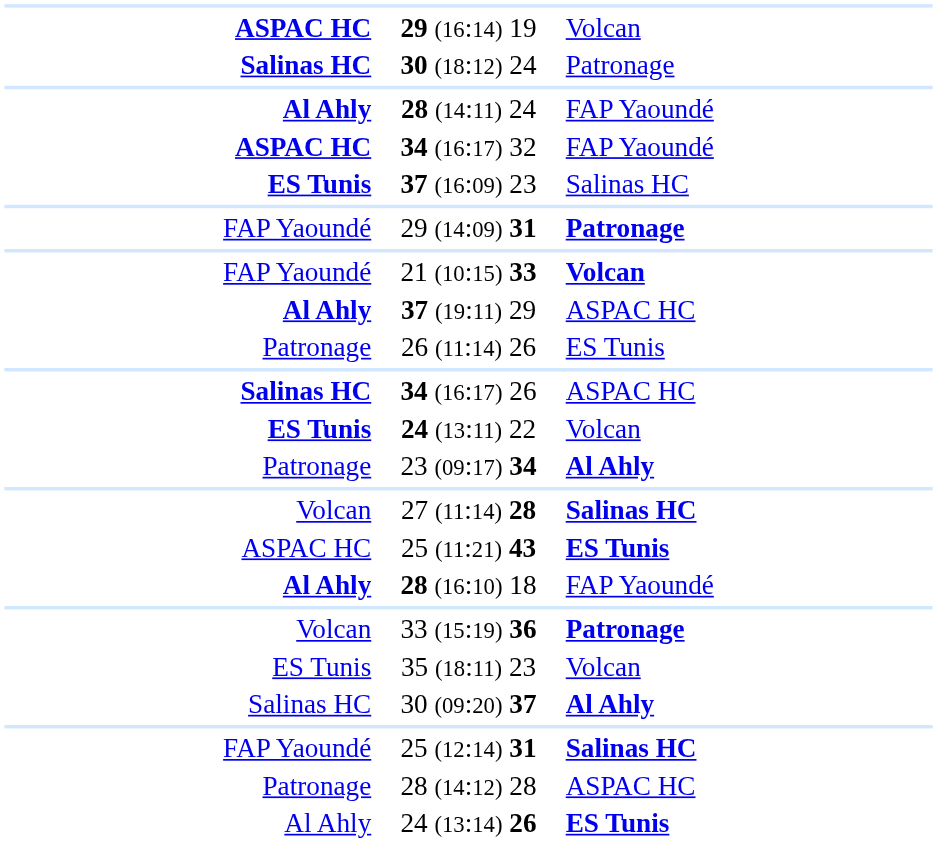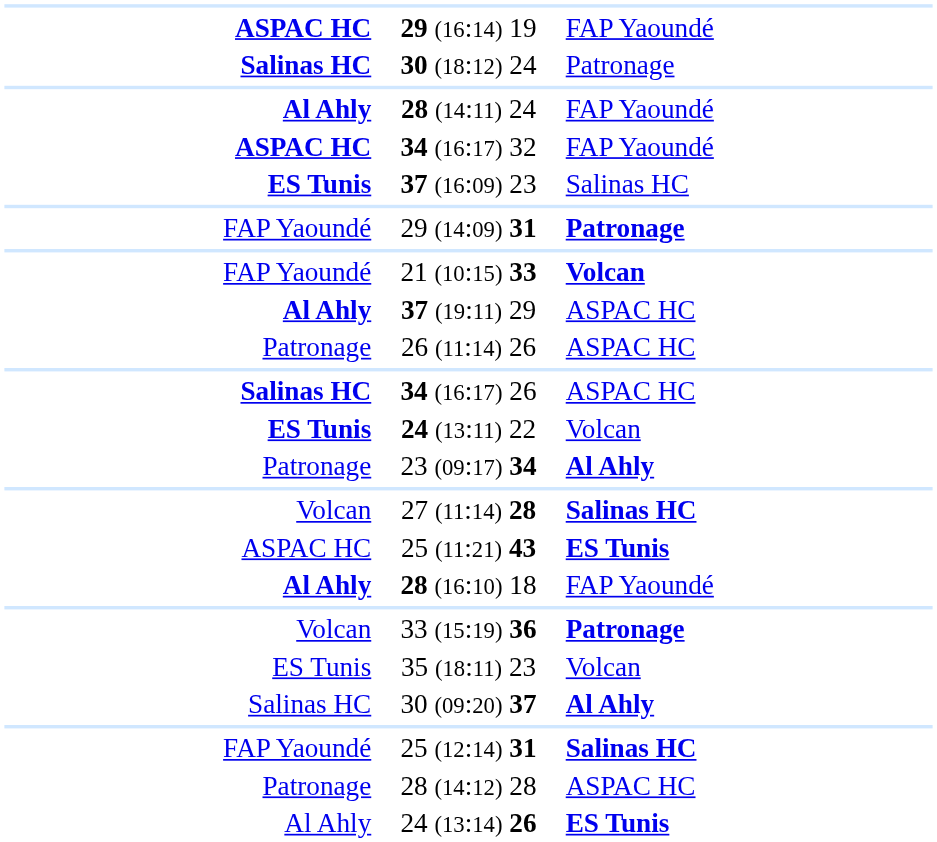(603, 27) Volcan -> (640, 27) FAP Yaoundé
(615, 347) ES Tunis -> (631, 347) ASPAC HC
